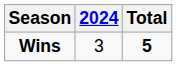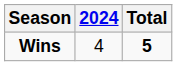(99, 46) 3 -> (99, 46) 4
